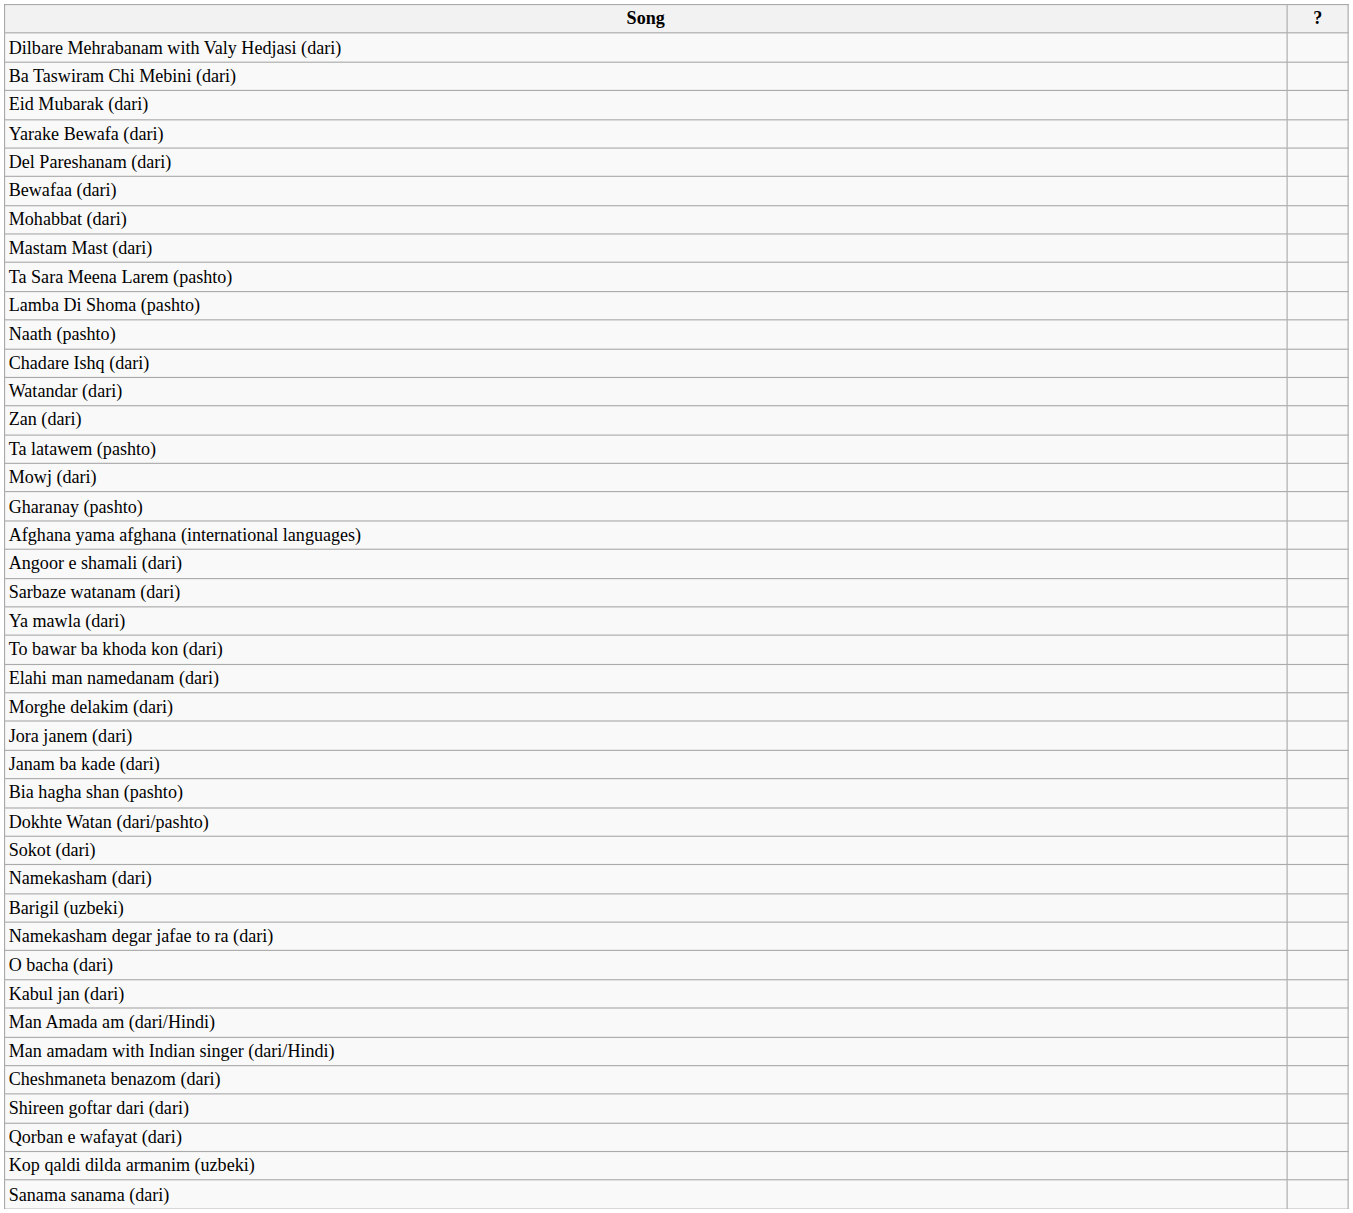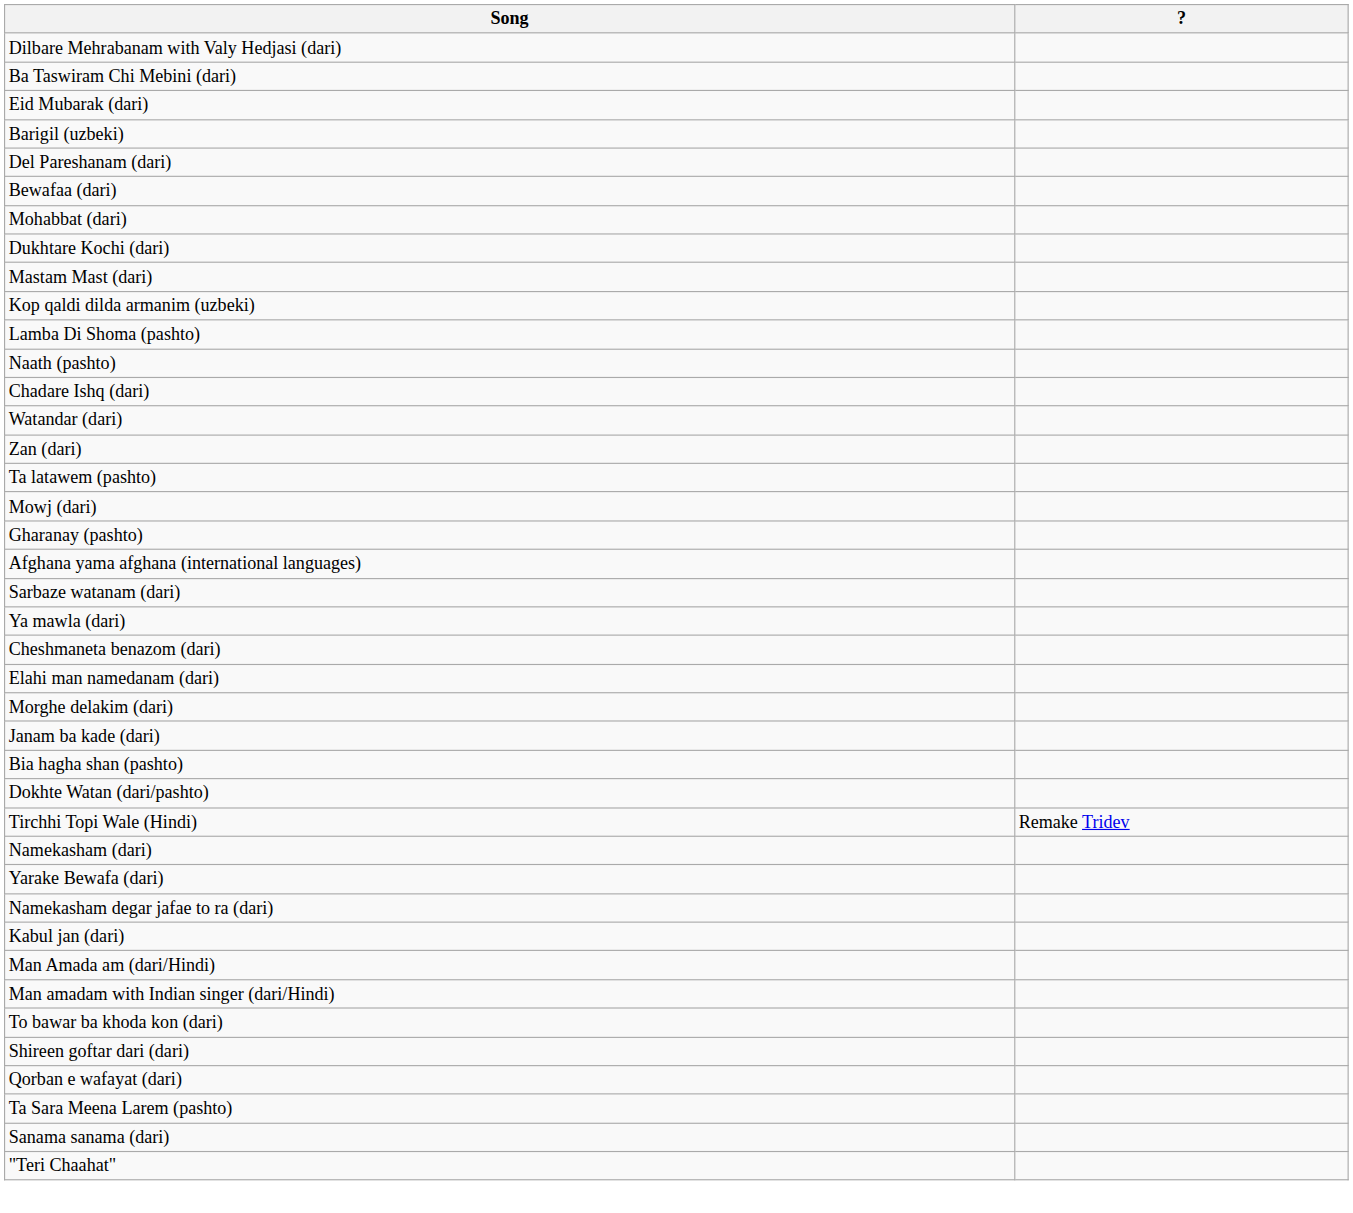rows swapped: (86, 133) <-> (66, 907)
+ row: (89, 248)
rows swapped: (121, 276) <-> (132, 1165)
- row: (95, 563)
rows swapped: (115, 1079) <-> (116, 649)
- row: (70, 735)
+ row: (103, 821)
- row: (52, 850)
- row: (61, 965)
+ row: (62, 1165)
